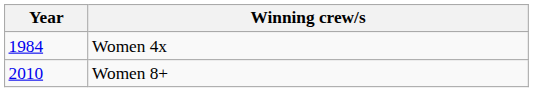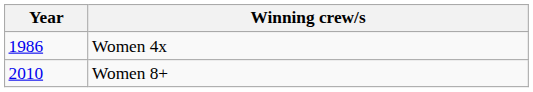(26, 45) 1984 -> (26, 45) 1986
